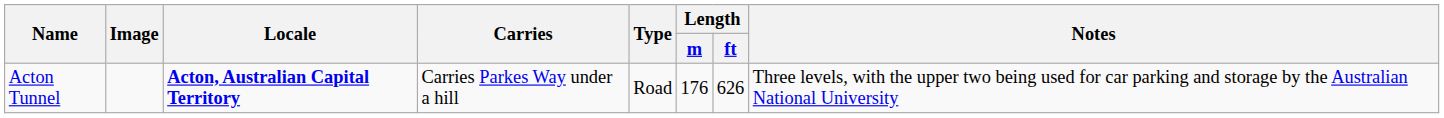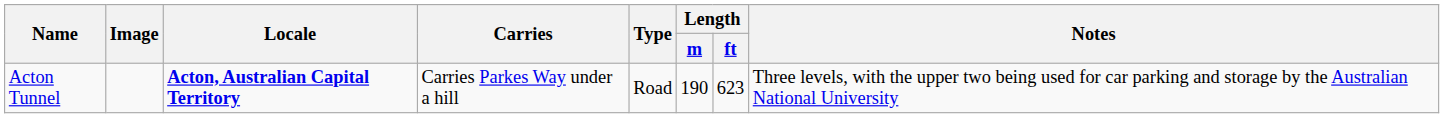(694, 87) 176 -> (694, 87) 190
(730, 87) 626 -> (730, 87) 623
